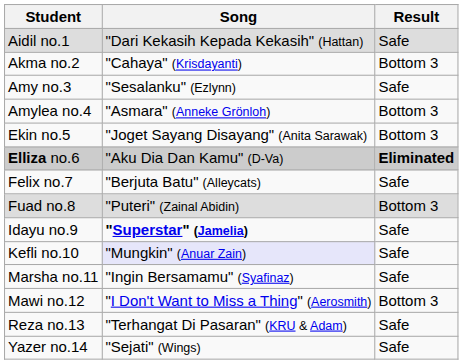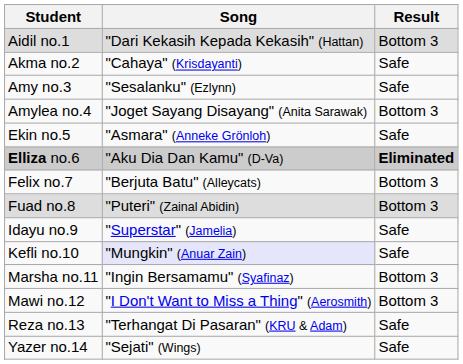(394, 40) Safe -> (408, 40) Bottom 3
(408, 64) Bottom 3 -> (394, 64) Safe
(188, 111) "Asmara" (Anneke Grönloh) -> (236, 111) "Joget Sayang Disayang" (Anita Sarawak)
(236, 135) "Joget Sayang Disayang" (Anita Sarawak) -> (188, 135) "Asmara" (Anneke Grönloh)
(408, 135) Bottom 3 -> (394, 135) Safe
(394, 182) Safe -> (408, 182) Bottom 3
(177, 230) bold -> (171, 230) normal
(394, 277) Safe -> (408, 277) Bottom 3
